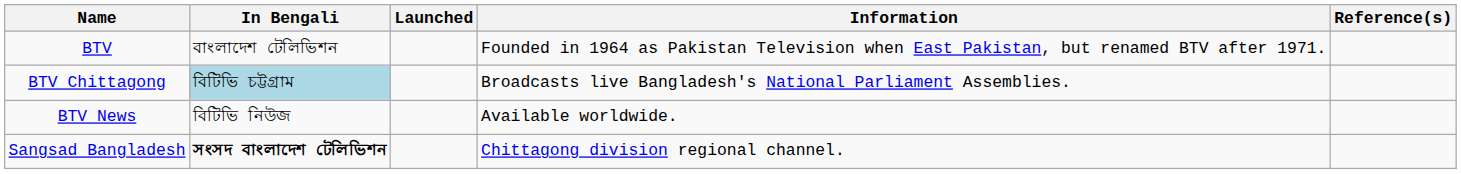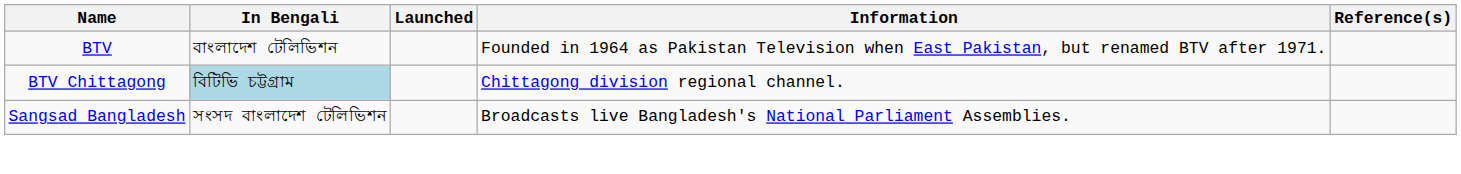(776, 83) Broadcasts live Bangladesh's National Parliament Assemblies. -> (663, 83) Chittagong division regional channel.
- row: (97, 117)
(290, 151) bold -> (290, 117) normal
(663, 151) Chittagong division regional channel. -> (776, 117) Broadcasts live Bangladesh's National Parliament Assemblies.
